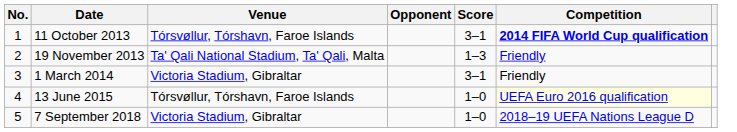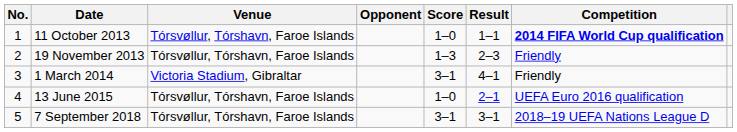+ column: (489, 14)
(475, 35) 3–1 -> (445, 35) 1–0
(267, 55) Ta' Qali National Stadium, Ta' Qali, Malta -> (252, 55) Tórsvøllur, Tórshavn, Faroe Islands
(584, 96) lightyellow background -> (599, 96) no background
(226, 117) Victoria Stadium, Gibraltar -> (252, 117) Tórsvøllur, Tórshavn, Faroe Islands
(475, 117) 1–0 -> (445, 117) 3–1
